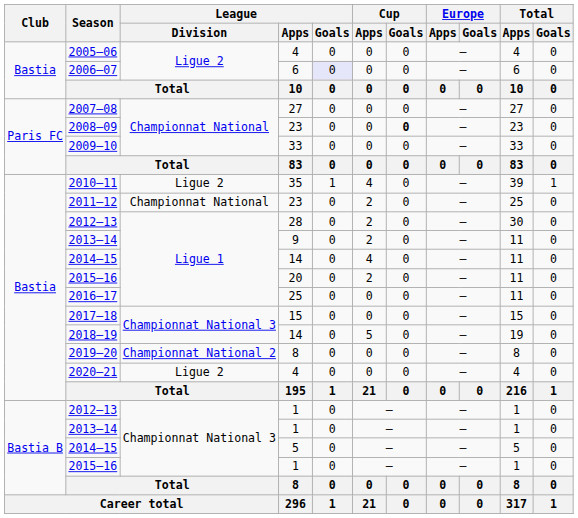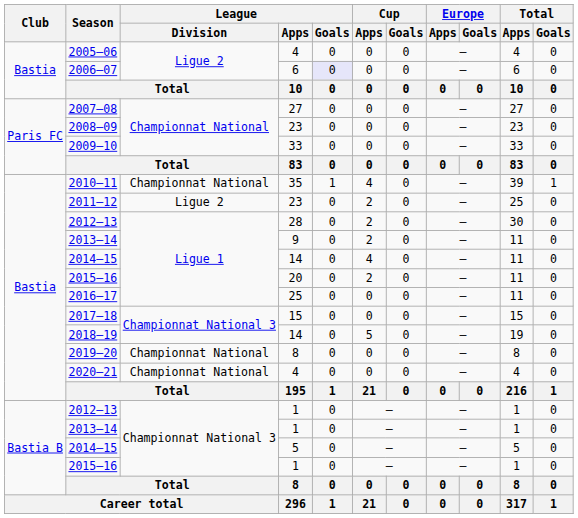(406, 127) bold -> (406, 127) normal
(199, 184) Ligue 2 -> (199, 184) Championnat National
(199, 202) Championnat National -> (199, 202) Ligue 2
(199, 353) Championnat National 2 -> (199, 353) Championnat National
(199, 372) Ligue 2 -> (199, 372) Championnat National
